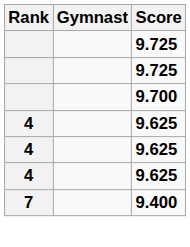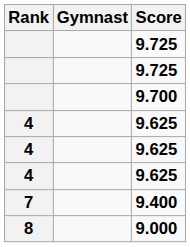+ row: (29, 228)
